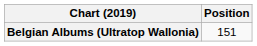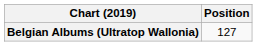(227, 31) 151 -> (227, 31) 127
